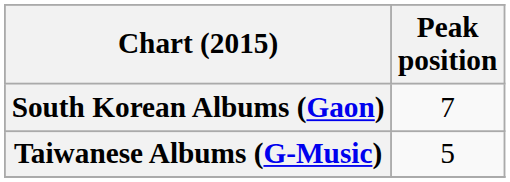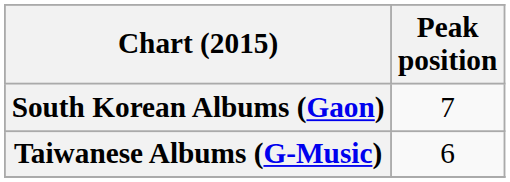(448, 153) 5 -> (448, 153) 6
